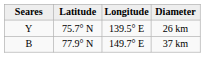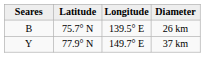(29, 28) Y -> (29, 28) B
(29, 44) B -> (29, 44) Y
